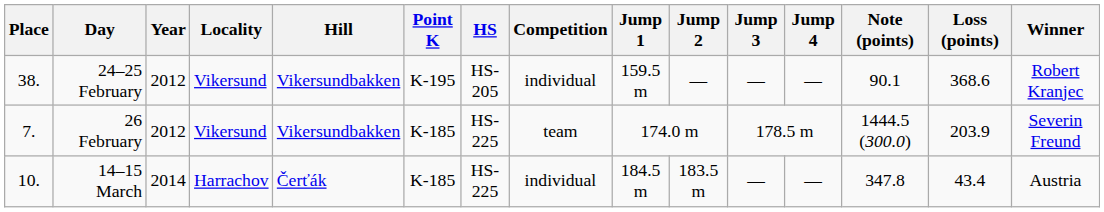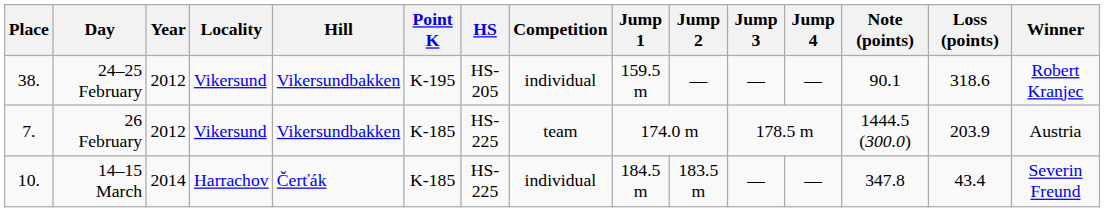(970, 80) 368.6 -> (970, 80) 318.6
(1055, 130) Severin Freund -> (1055, 130) Austria
(1055, 181) Austria -> (1055, 181) Severin Freund
